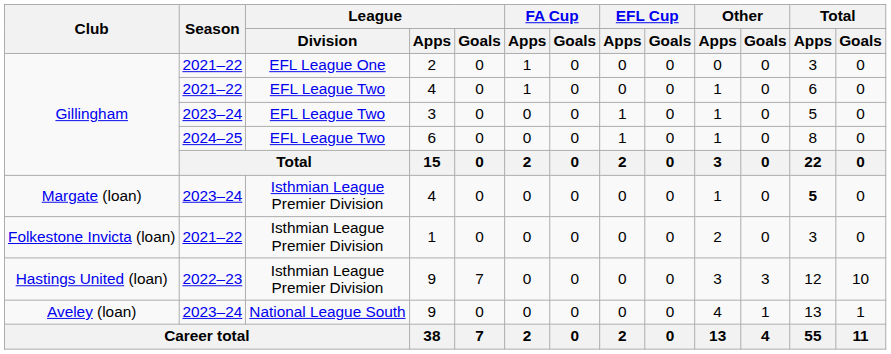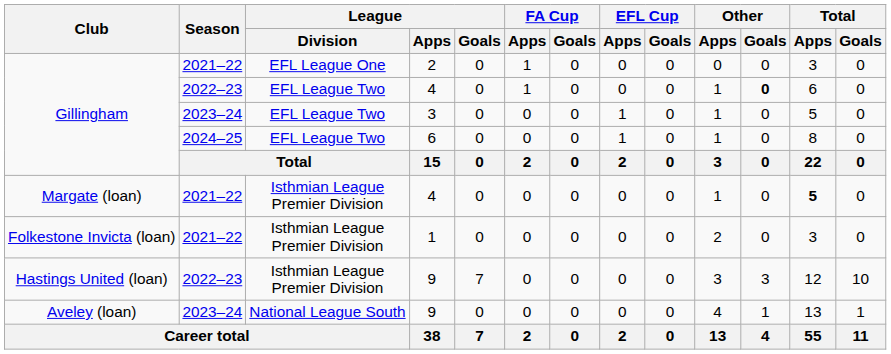(212, 89) 2021–22 -> (212, 89) 2022–23
(765, 89) normal -> (765, 89) bold
(212, 195) 2023–24 -> (212, 195) 2021–22
